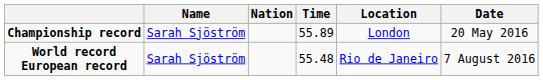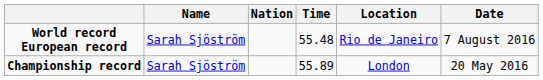rows swapped: (74, 59) <-> (74, 33)
